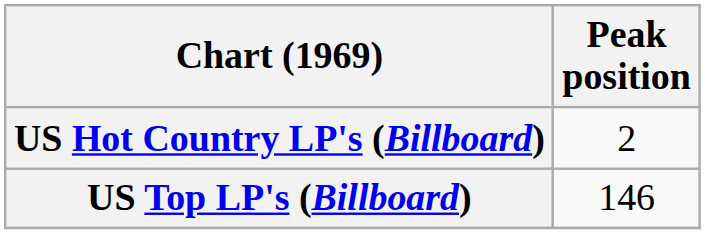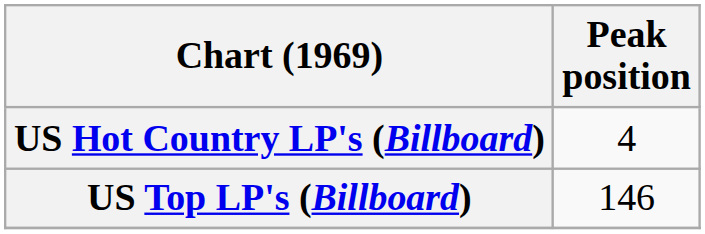(627, 137) 2 -> (627, 137) 4
